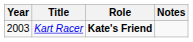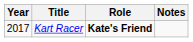(18, 28) 2003 -> (18, 28) 2017
